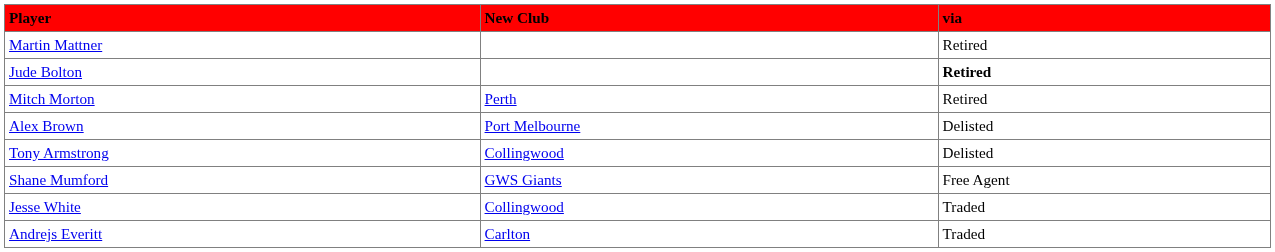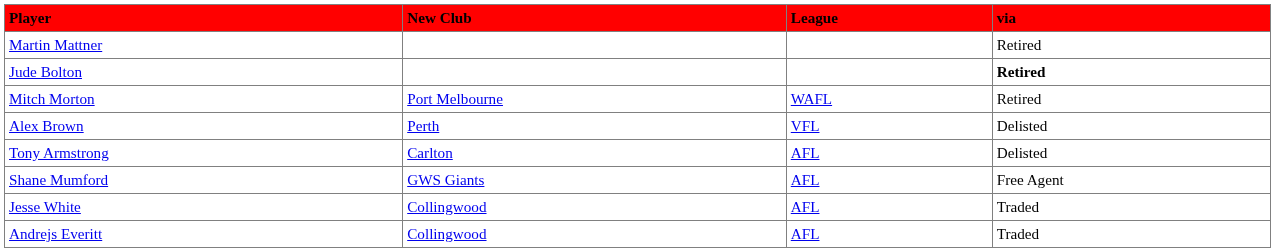+ column: (814, 18)
(501, 98) Perth -> (455, 98) Port Melbourne
(532, 126) Port Melbourne -> (423, 126) Perth
(524, 152) Collingwood -> (430, 152) Carlton
(507, 234) Carlton -> (447, 234) Collingwood
